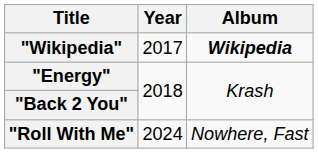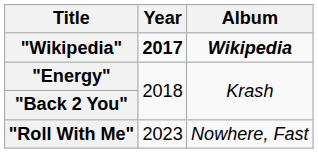(163, 47) normal -> (163, 47) bold
(163, 133) 2024 -> (163, 133) 2023
